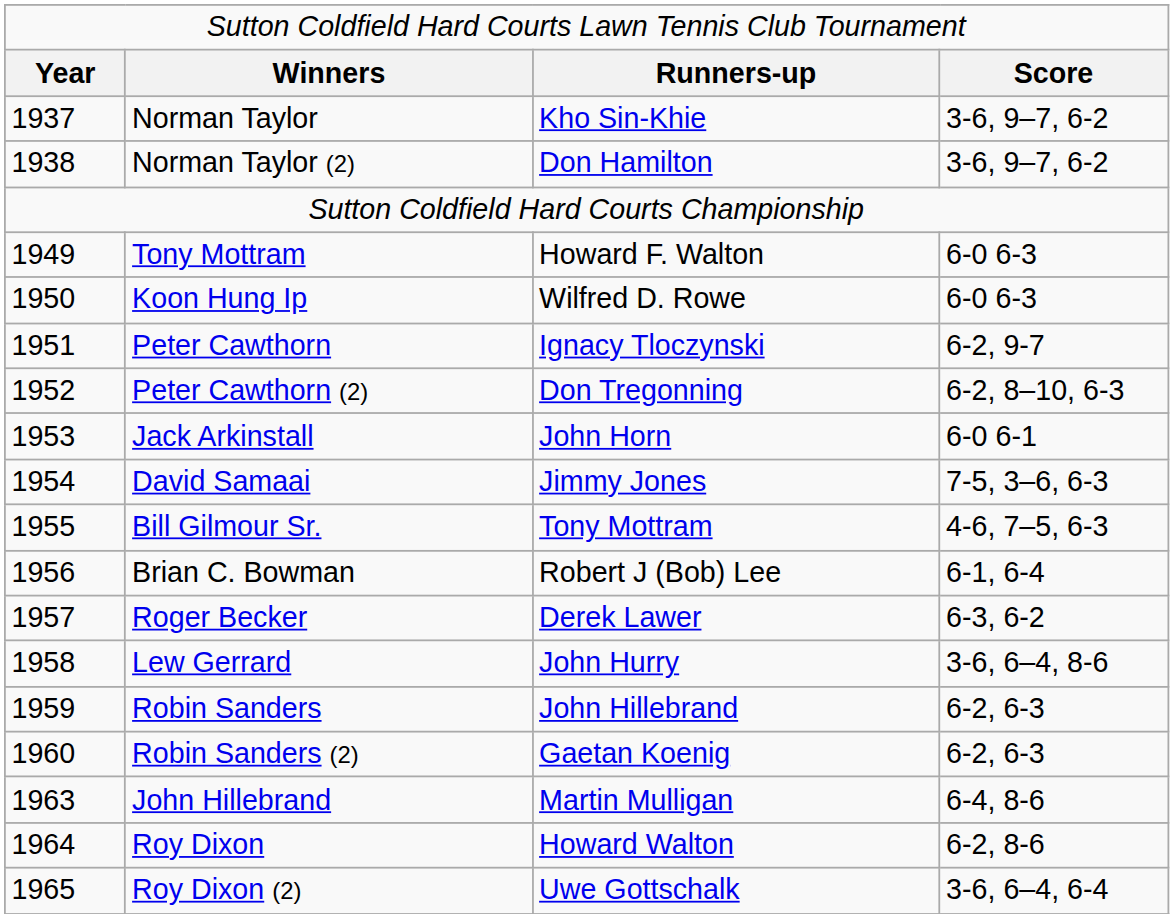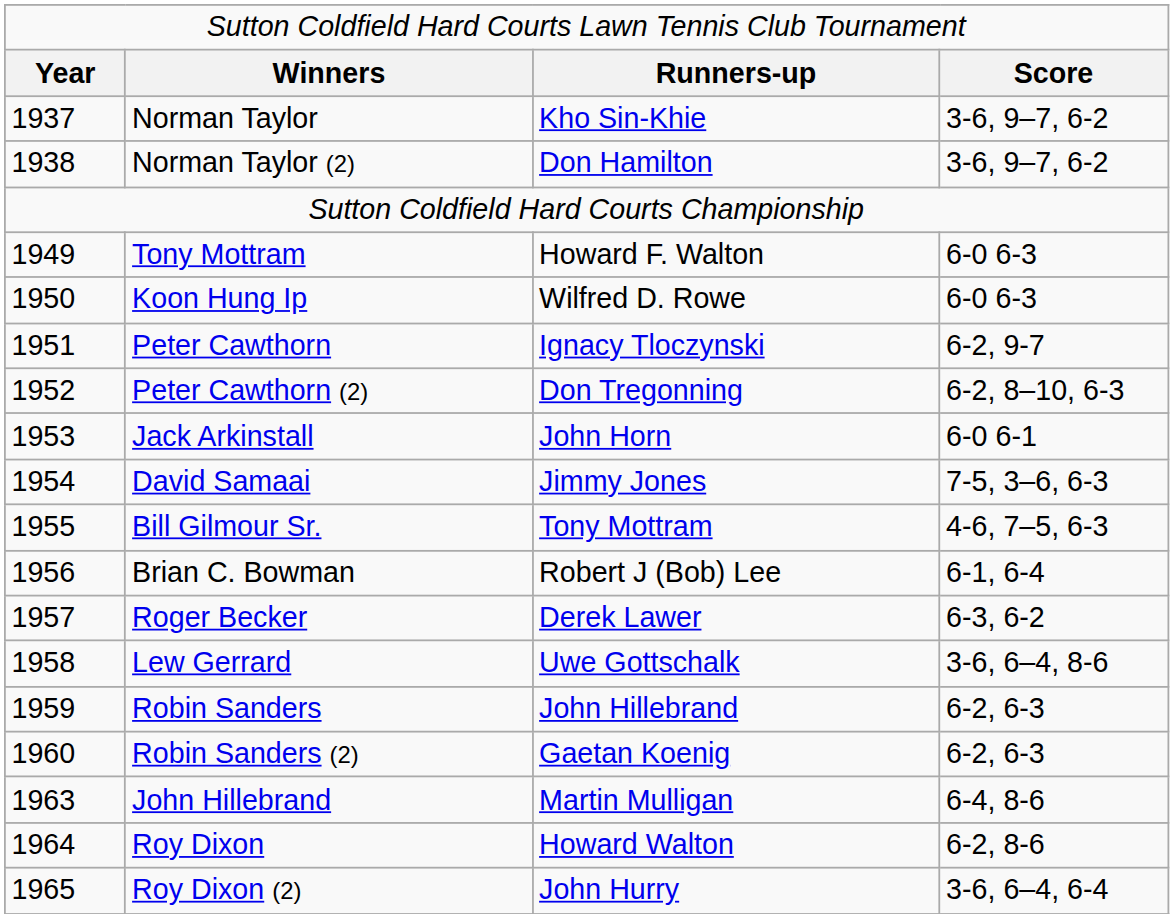(609, 663) John Hurry -> (639, 663) Uwe Gottschalk
(639, 890) Uwe Gottschalk -> (609, 890) John Hurry
